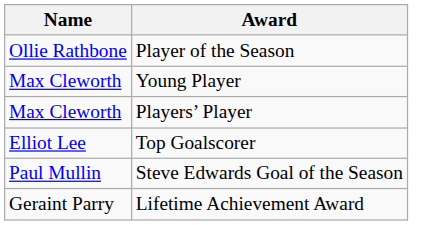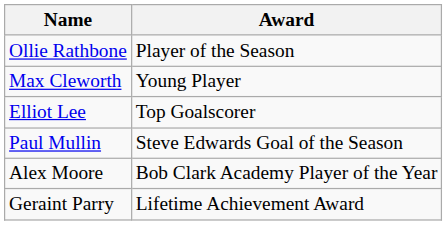- row: (194, 111)
+ row: (287, 173)
